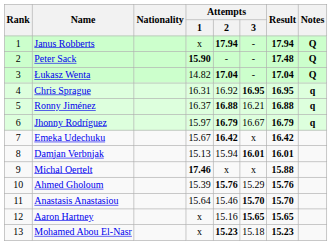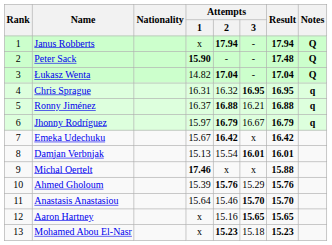(226, 91) 16.92 -> (226, 91) 16.32
(226, 153) 15.94 -> (226, 153) 15.54
